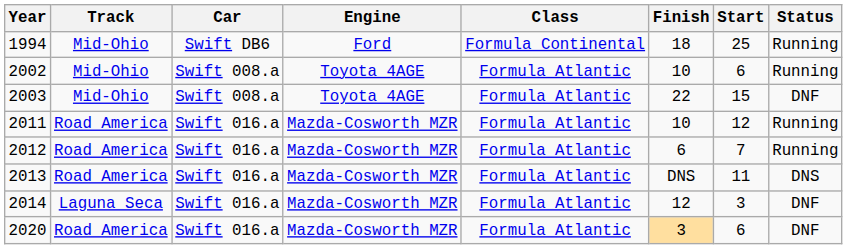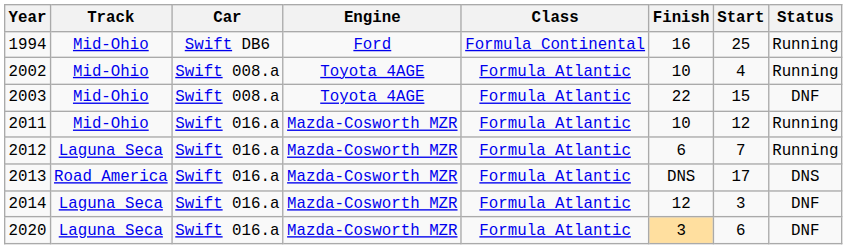(681, 44) 18 -> (681, 44) 16
(741, 71) 6 -> (741, 71) 4
(111, 124) Road America -> (111, 124) Mid-Ohio
(111, 150) Road America -> (111, 150) Laguna Seca
(741, 177) 11 -> (741, 177) 17
(111, 230) Road America -> (111, 230) Laguna Seca
